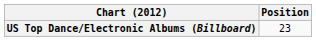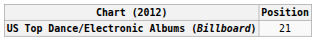(285, 29) 23 -> (285, 29) 21
